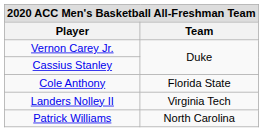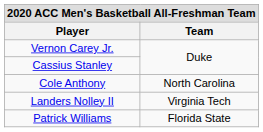(199, 84) Florida State -> (199, 84) North Carolina
(199, 119) North Carolina -> (199, 119) Florida State
